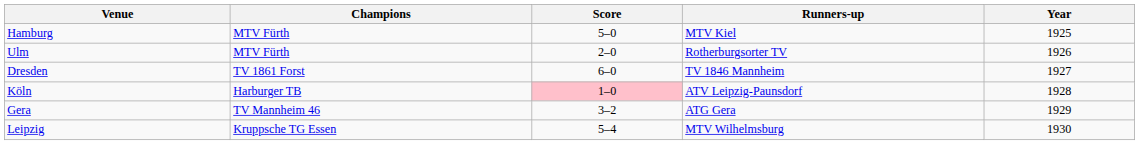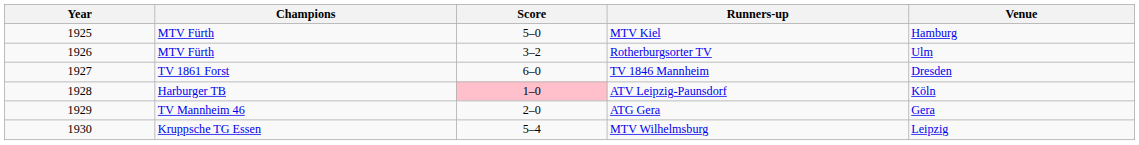columns swapped: (1059, 14) <-> (117, 14)
(607, 52) 2–0 -> (532, 52) 3–2
(607, 110) 3–2 -> (532, 110) 2–0
